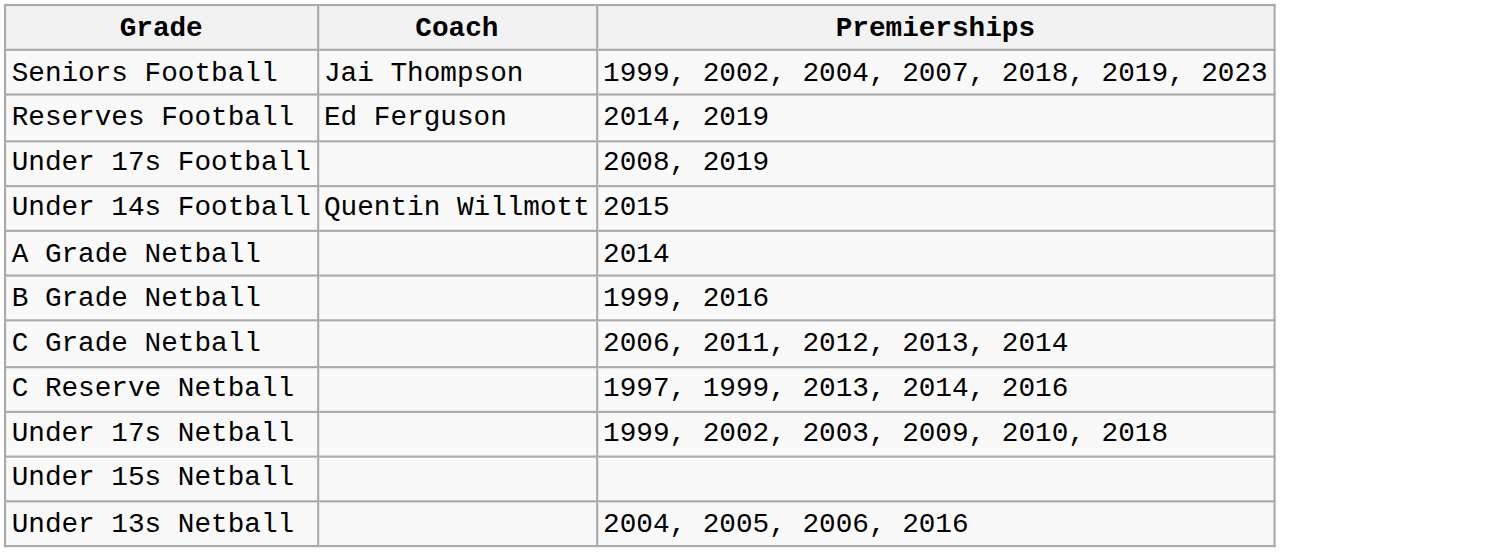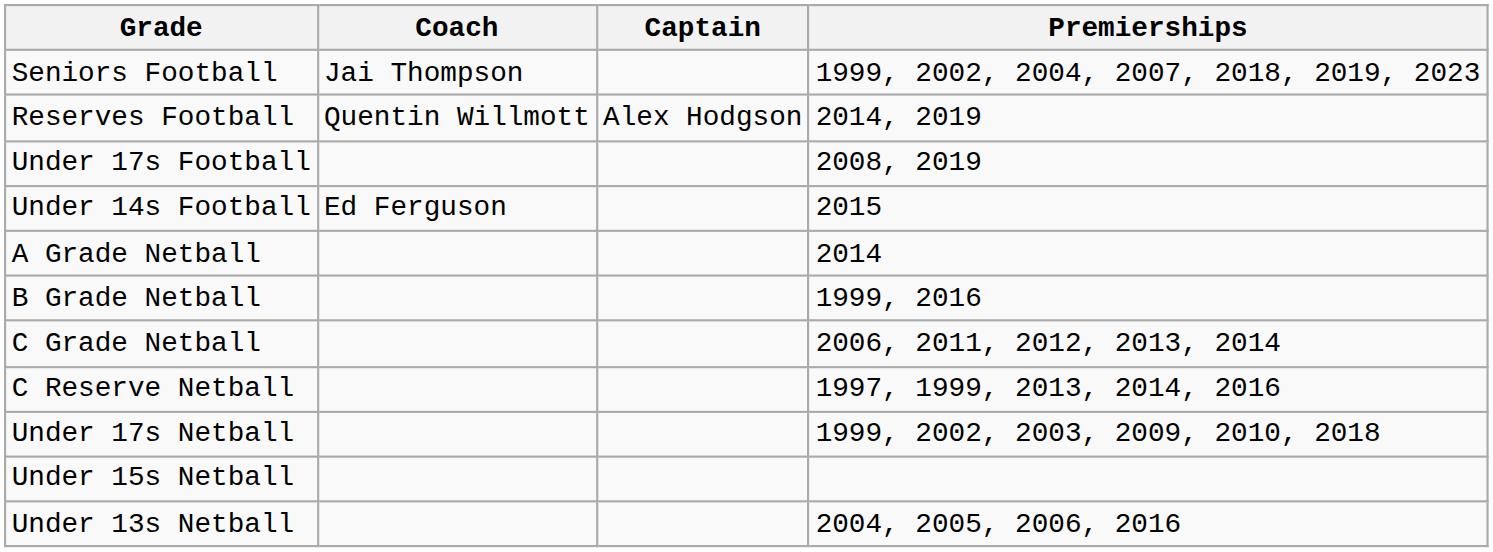+ column: (703, 28)
(415, 118) Ed Ferguson -> (457, 118) Quentin Willmott
(457, 208) Quentin Willmott -> (415, 208) Ed Ferguson
